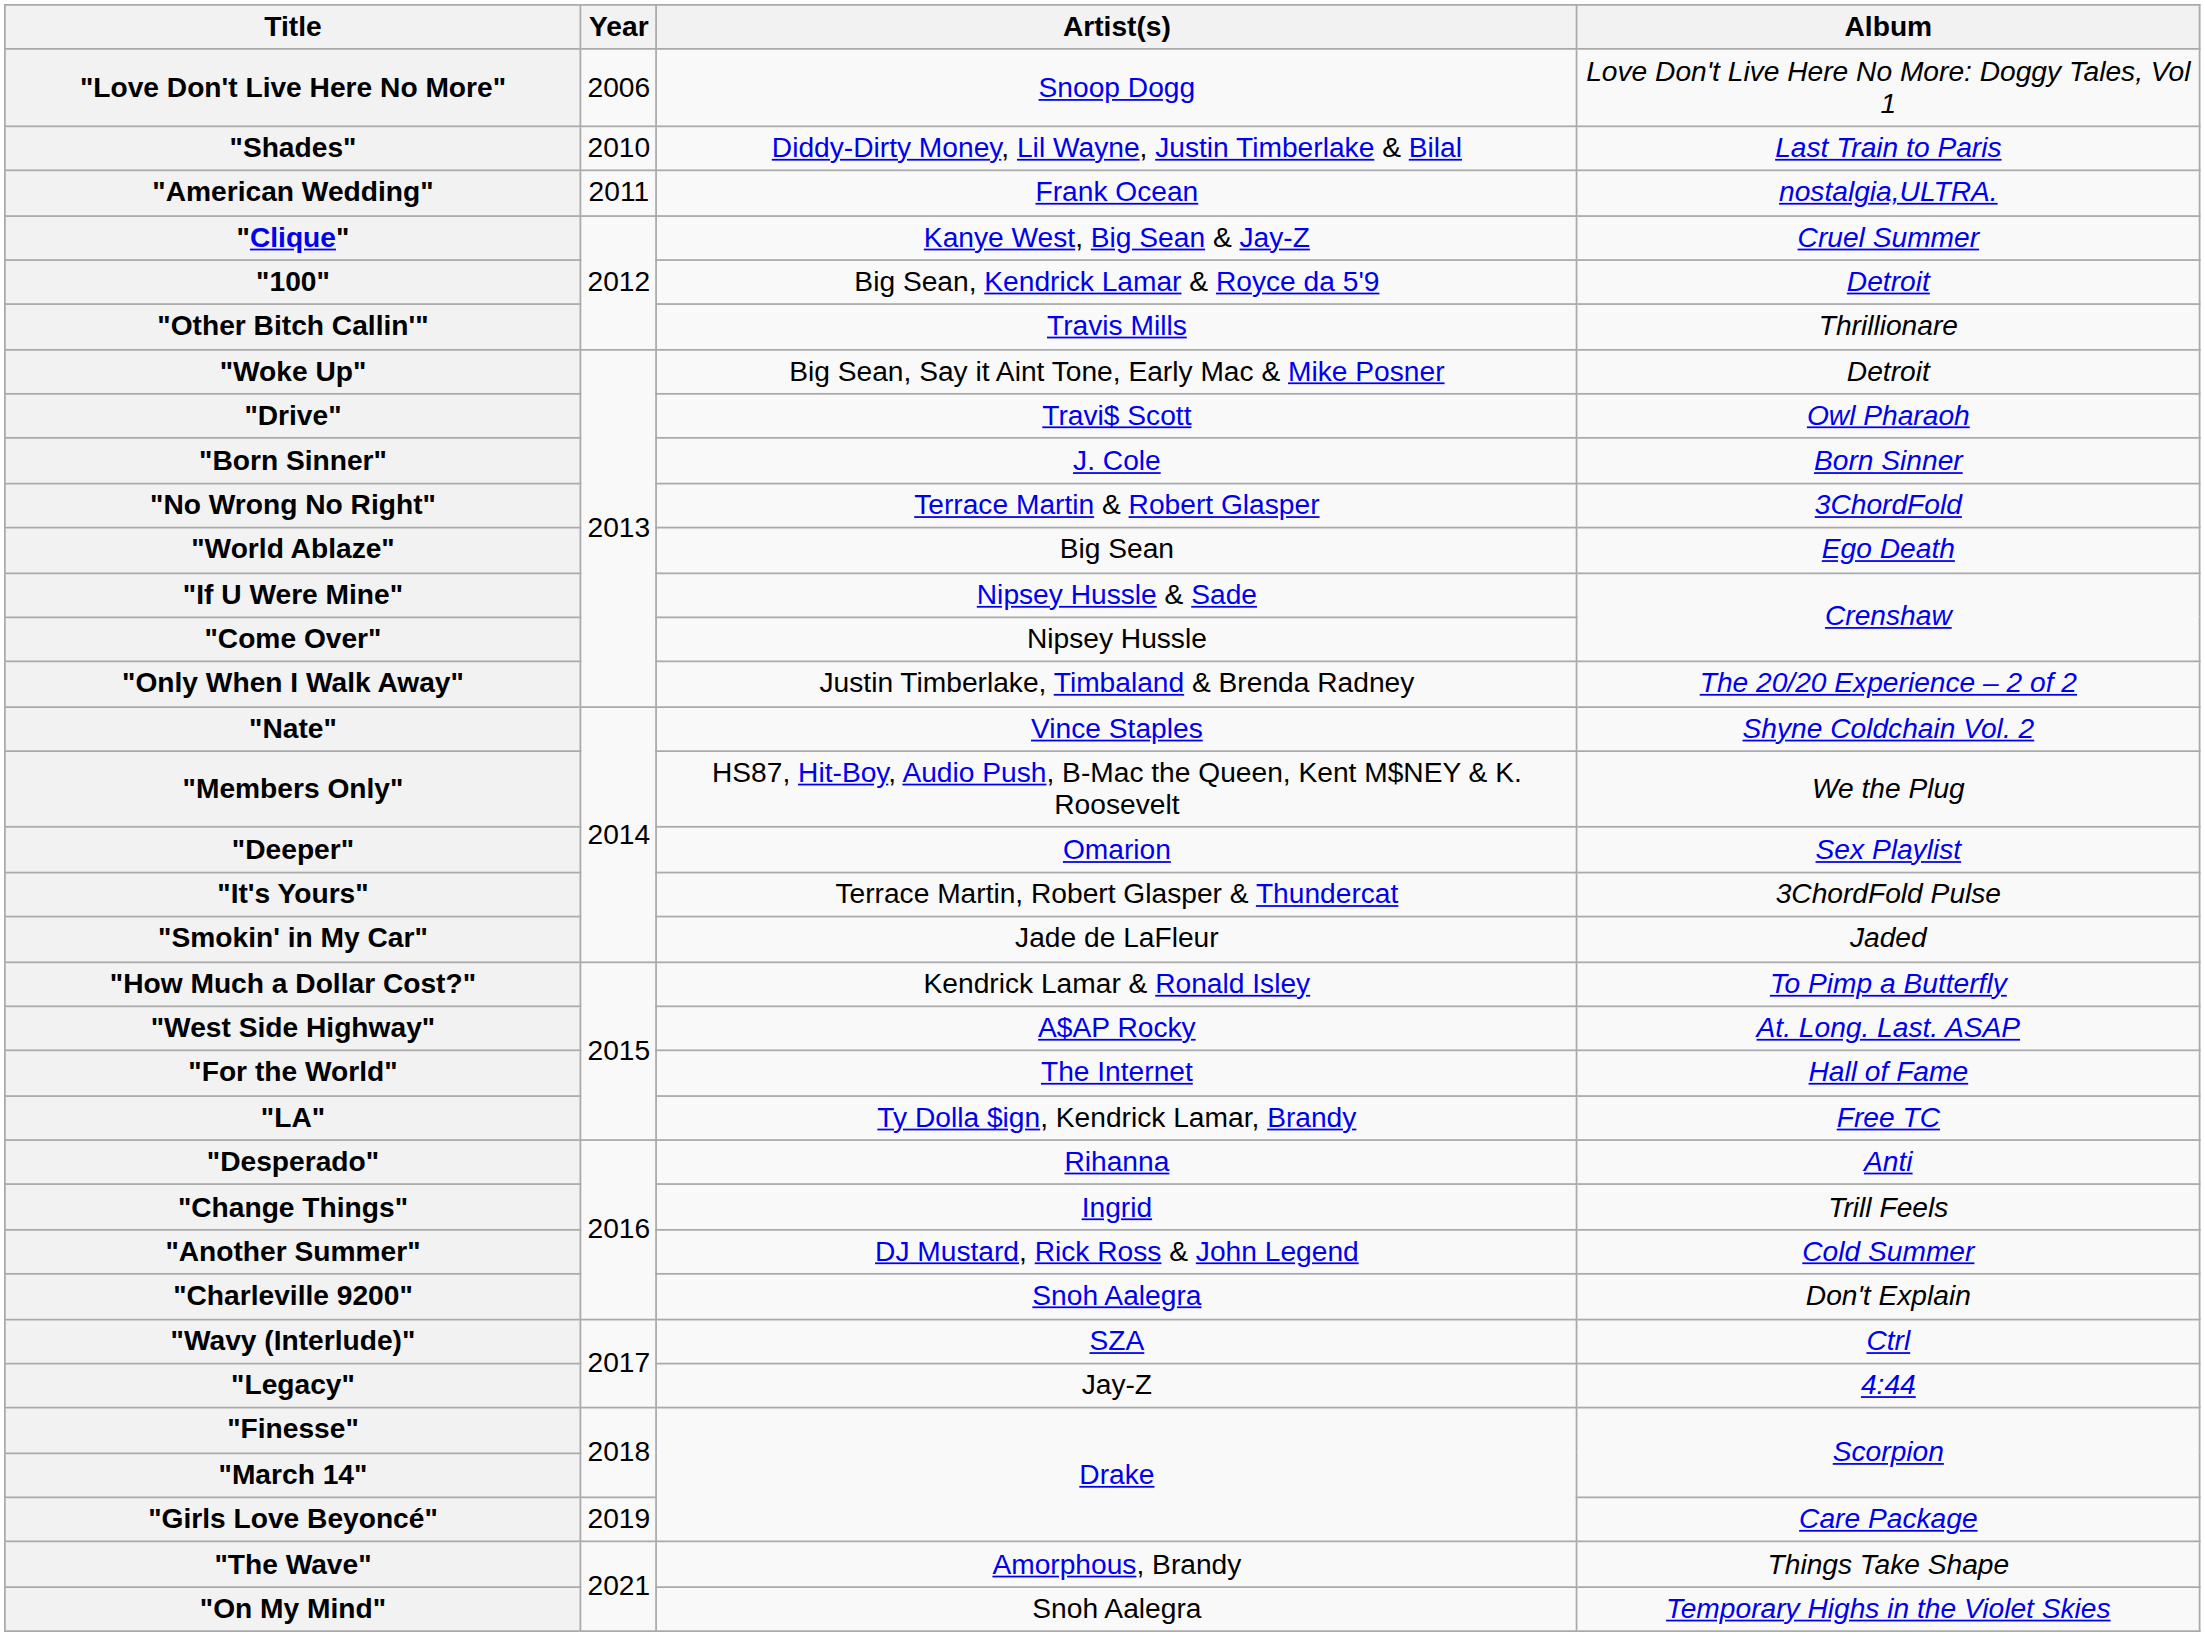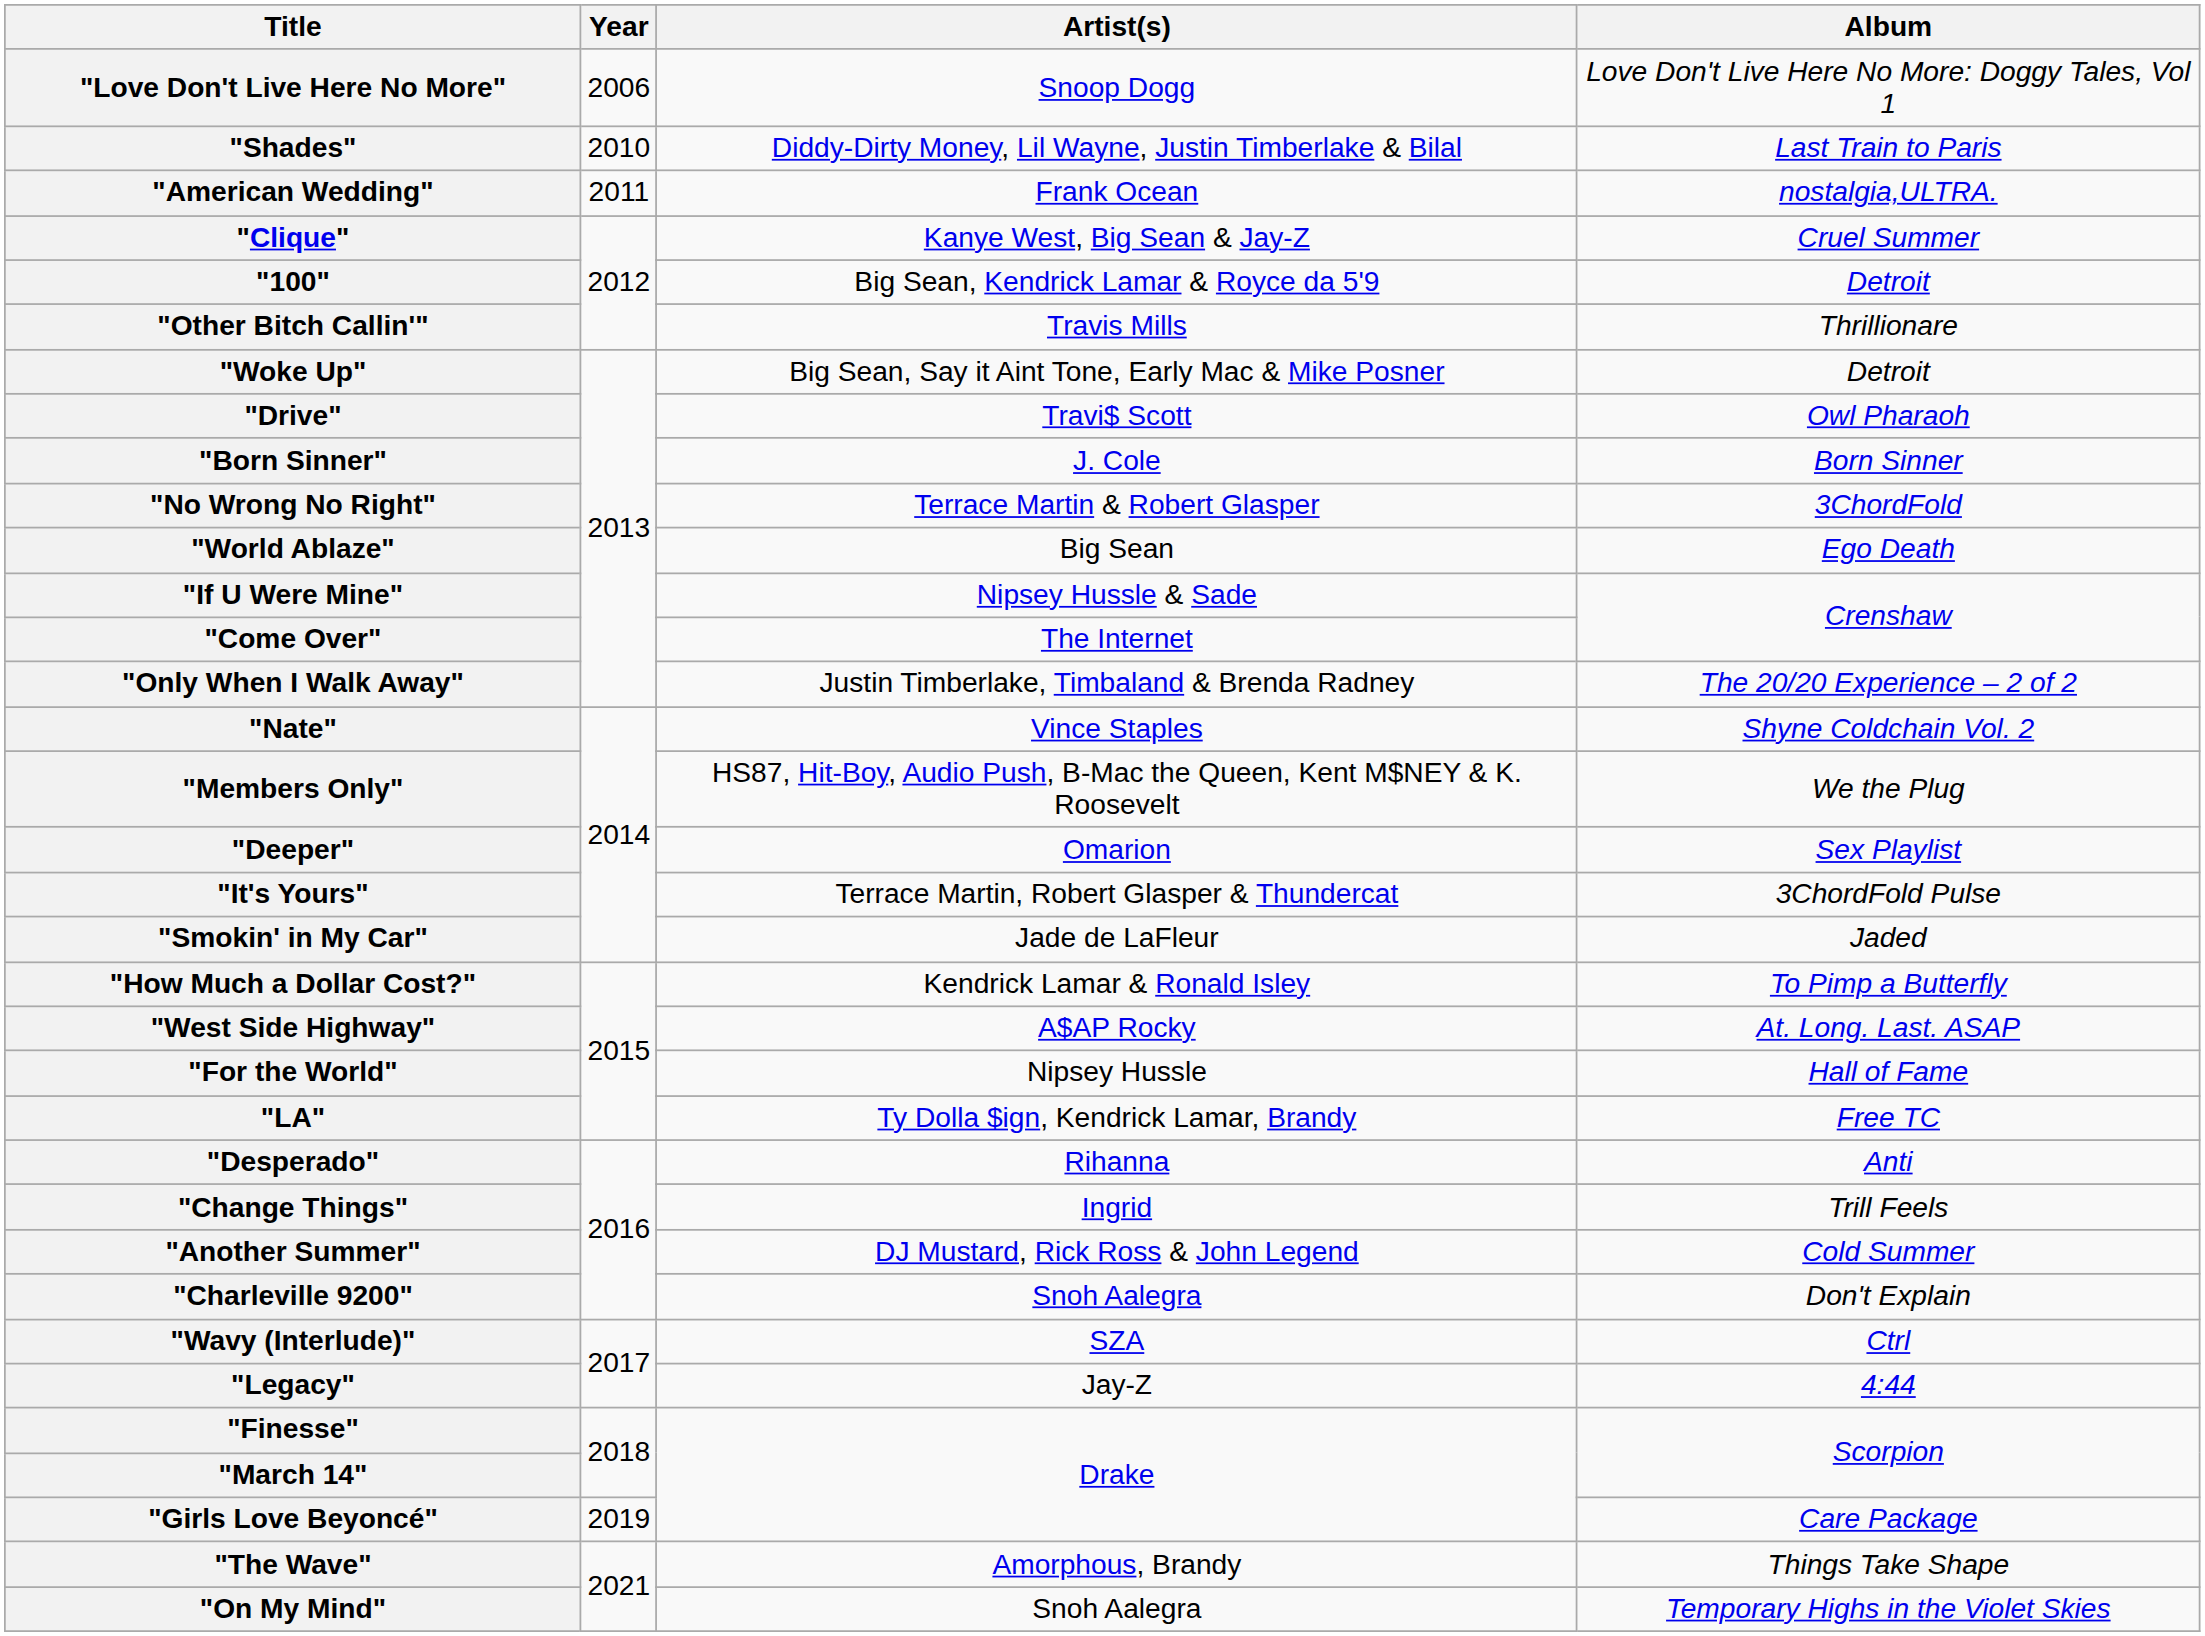(1117, 639) Nipsey Hussle -> (1117, 639) The Internet
(1117, 1072) The Internet -> (1117, 1072) Nipsey Hussle
